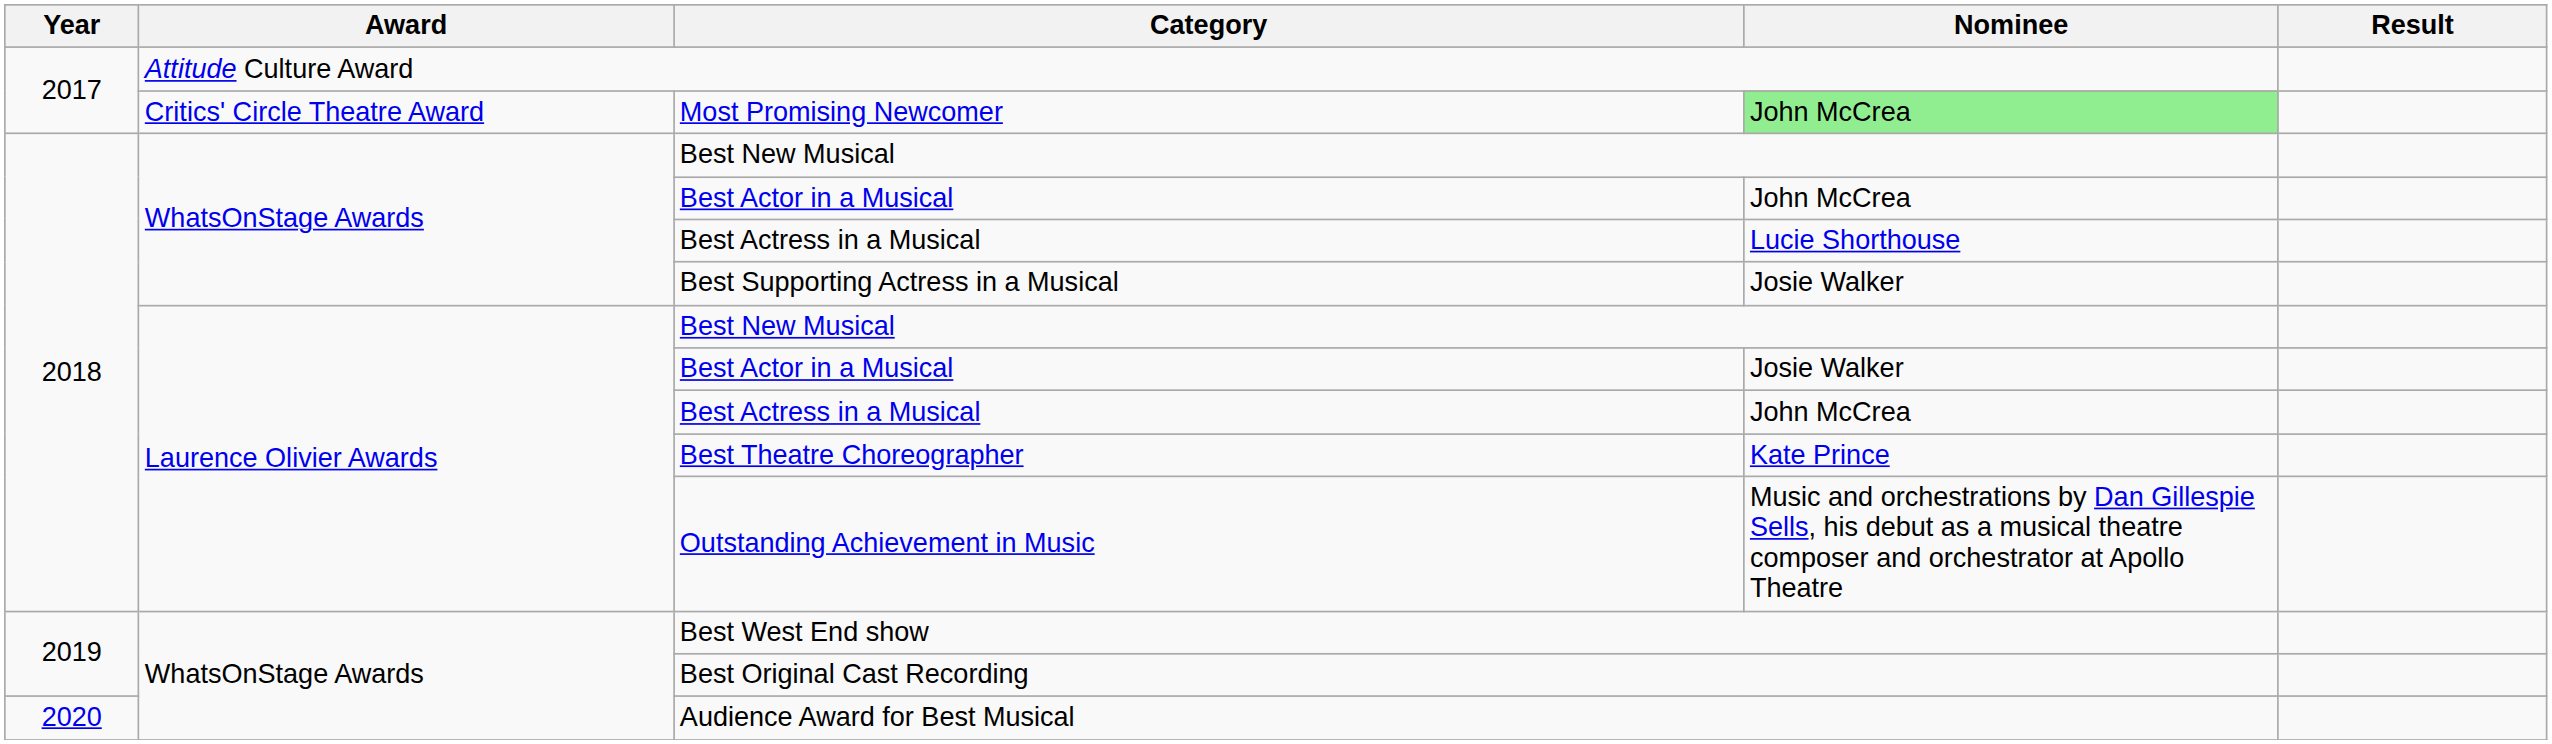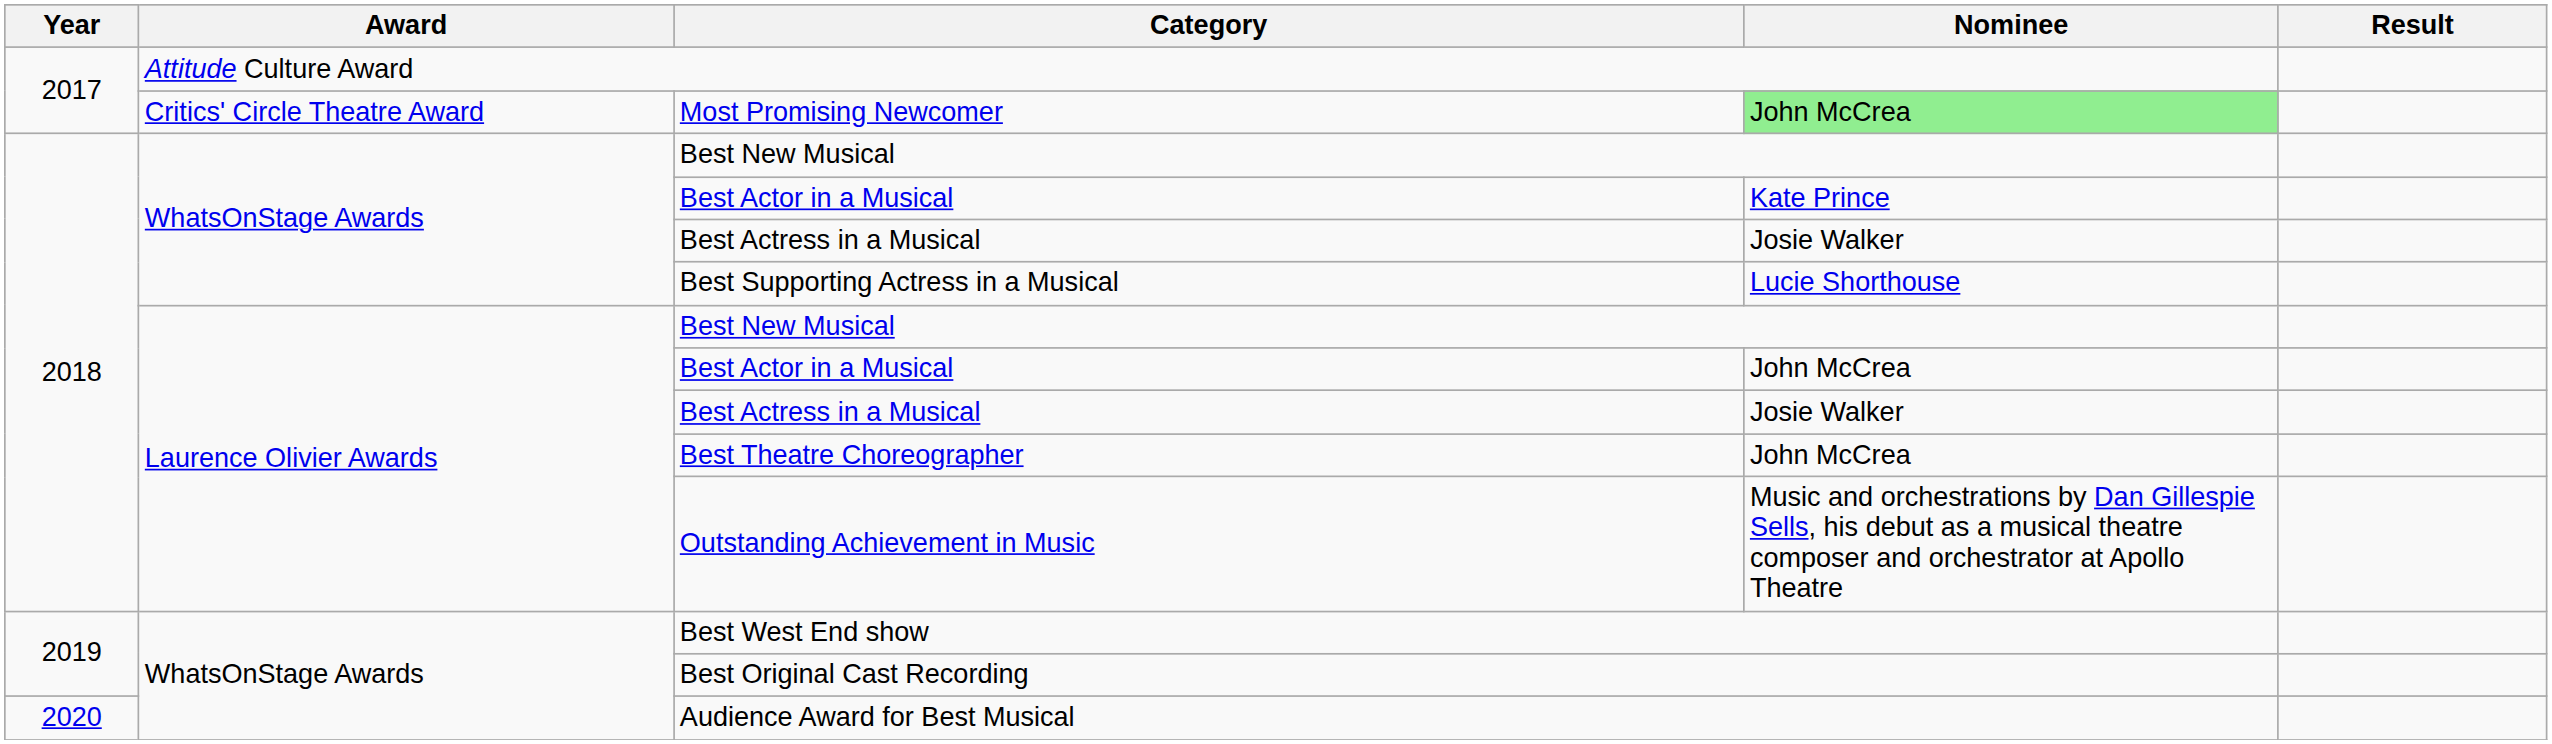(1830, 197) John McCrea -> (1820, 197) Kate Prince
(1855, 240) Lucie Shorthouse -> (1827, 240) Josie Walker
(1827, 283) Josie Walker -> (1855, 283) Lucie Shorthouse
(1827, 369) Josie Walker -> (1830, 369) John McCrea
(1830, 411) John McCrea -> (1827, 411) Josie Walker
(1820, 454) Kate Prince -> (1830, 454) John McCrea
